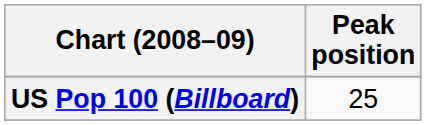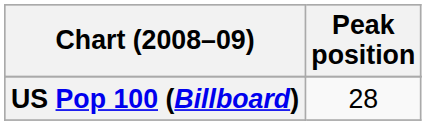(363, 98) 25 -> (363, 98) 28
